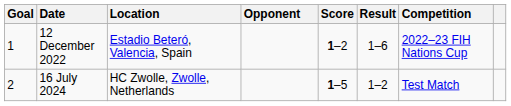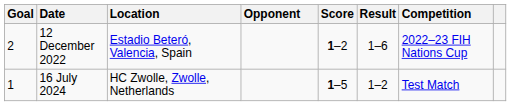(11, 46) 1 -> (11, 46) 2
(11, 85) 2 -> (11, 85) 1
